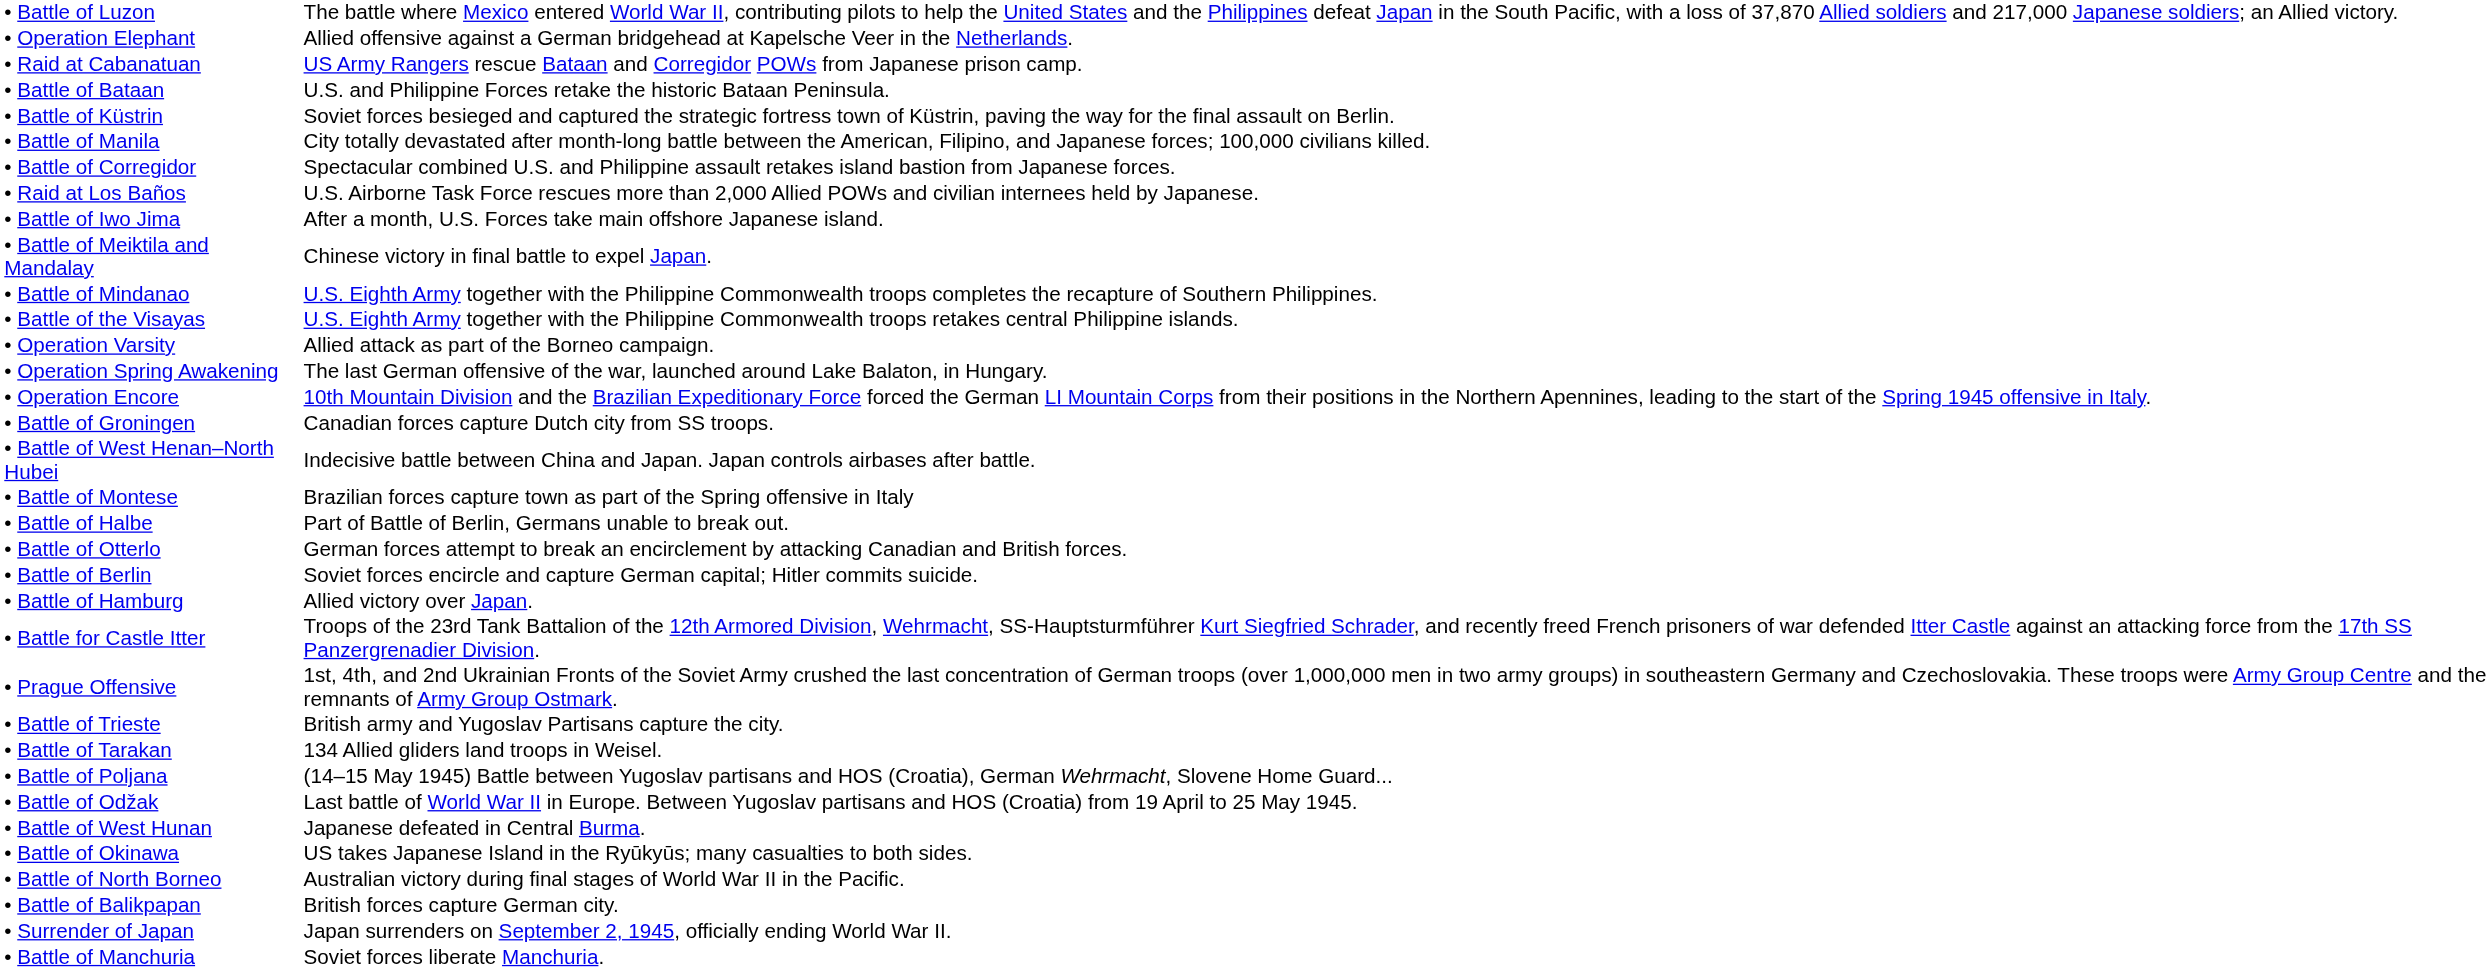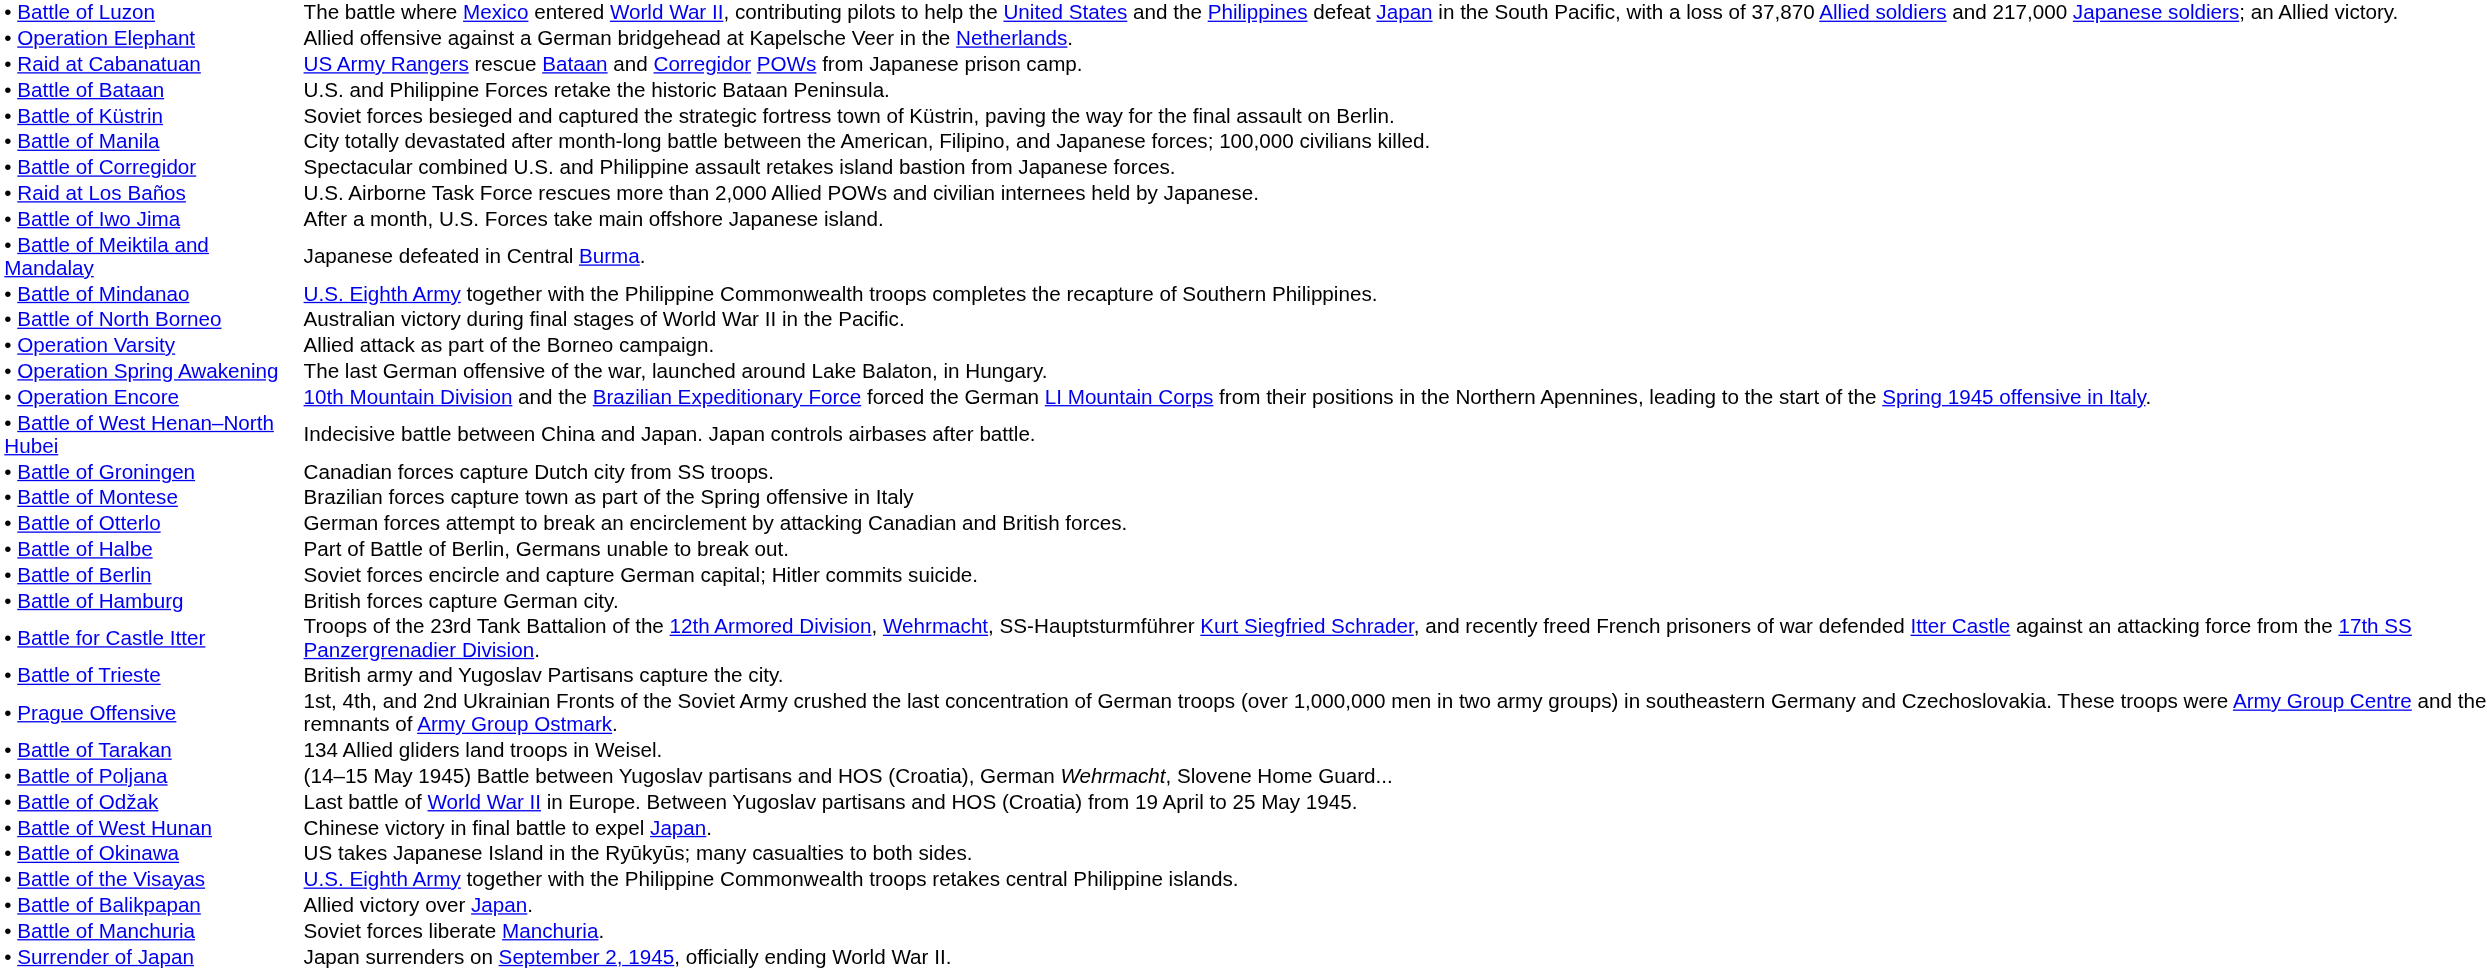(508, 256) Chinese victory in final battle to expel Japan. -> (475, 256) Japanese defeated in Central Burma.
rows swapped: (105, 319) <-> (113, 879)
rows swapped: (139, 460) <-> (100, 422)
rows swapped: (82, 549) <-> (78, 523)
(418, 600) Allied victory over Japan. -> (461, 600) British forces capture German city.
rows swapped: (90, 687) <-> (82, 724)
(475, 828) Japanese defeated in Central Burma. -> (508, 828) Chinese victory in final battle to expel Japan.
(461, 905) British forces capture German city. -> (418, 905) Allied victory over Japan.
rows swapped: (100, 957) <-> (99, 931)
